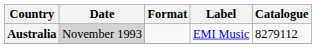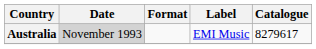(276, 33) 8279112 -> (277, 33) 8279617
